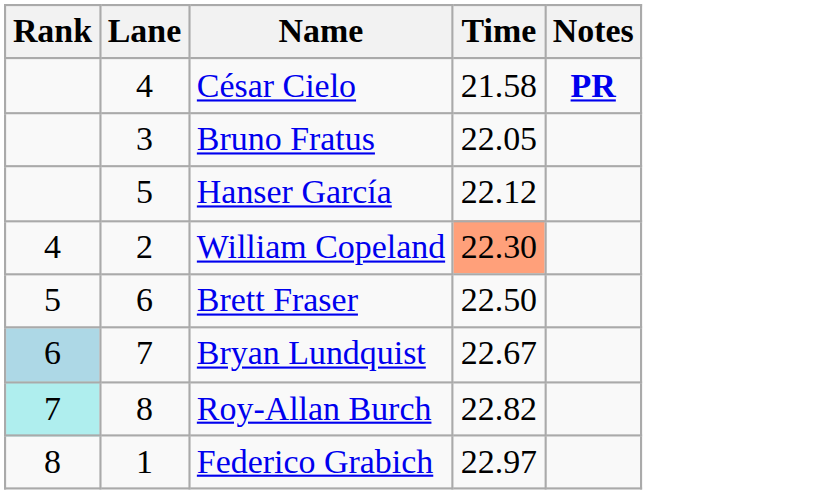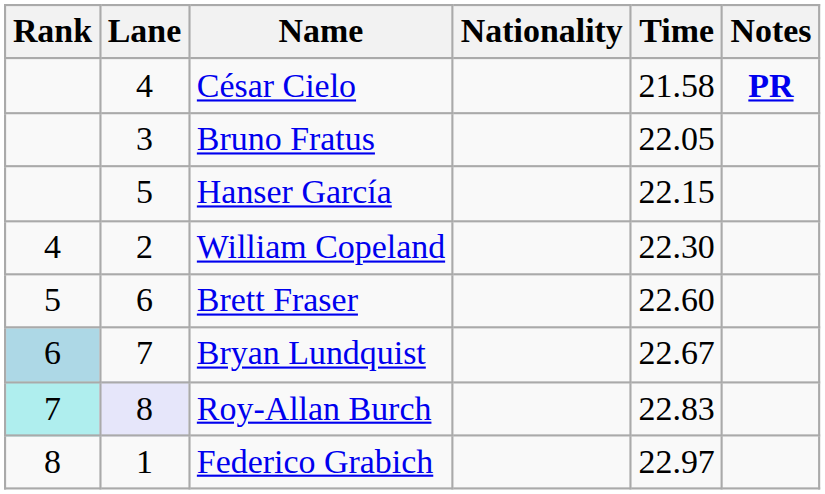+ column: (542, 31)
(499, 192) 22.12 -> (677, 192) 22.15
(499, 246) lightsalmon background -> (677, 246) no background
(499, 300) 22.50 -> (677, 300) 22.60
(144, 407) no background -> (144, 407) lavender background
(499, 407) 22.82 -> (677, 407) 22.83
